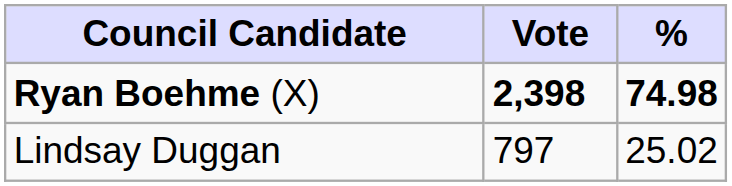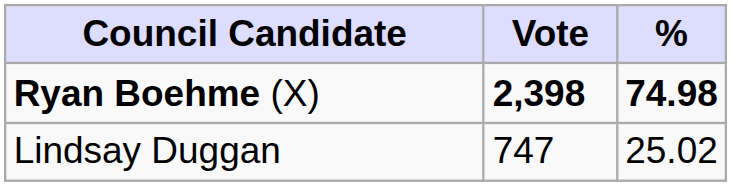(524, 151) 797 -> (524, 151) 747
